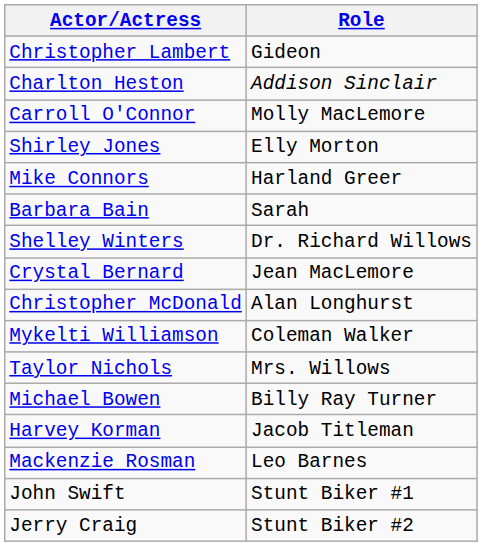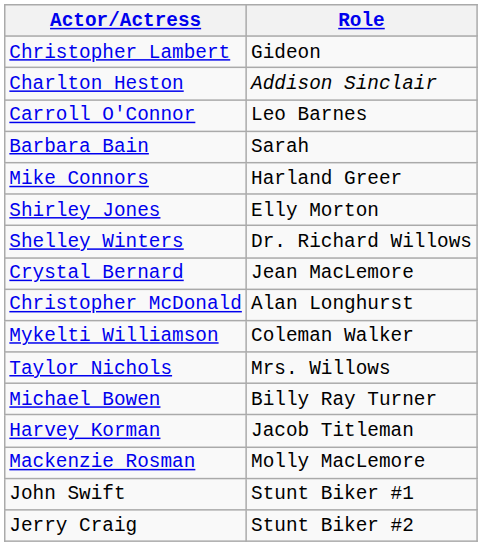(338, 115) Molly MacLemore -> (309, 115) Leo Barnes
rows swapped: (85, 147) <-> (79, 210)
(309, 463) Leo Barnes -> (338, 463) Molly MacLemore
